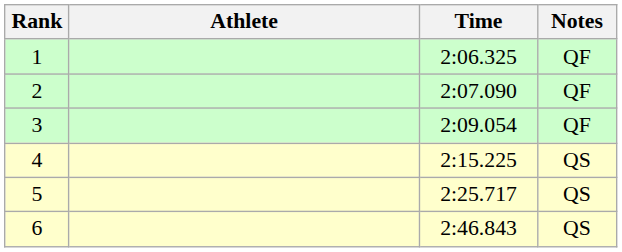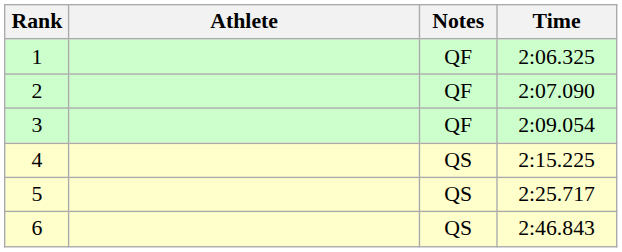columns swapped: (479, 21) <-> (577, 21)
